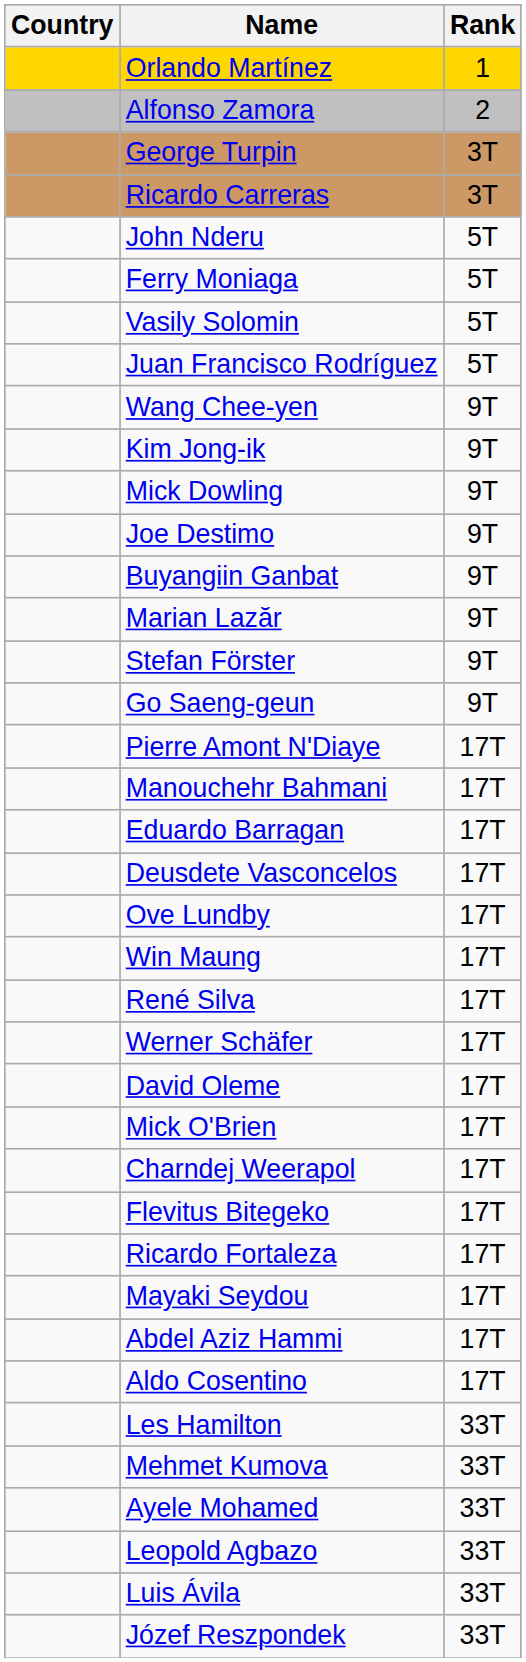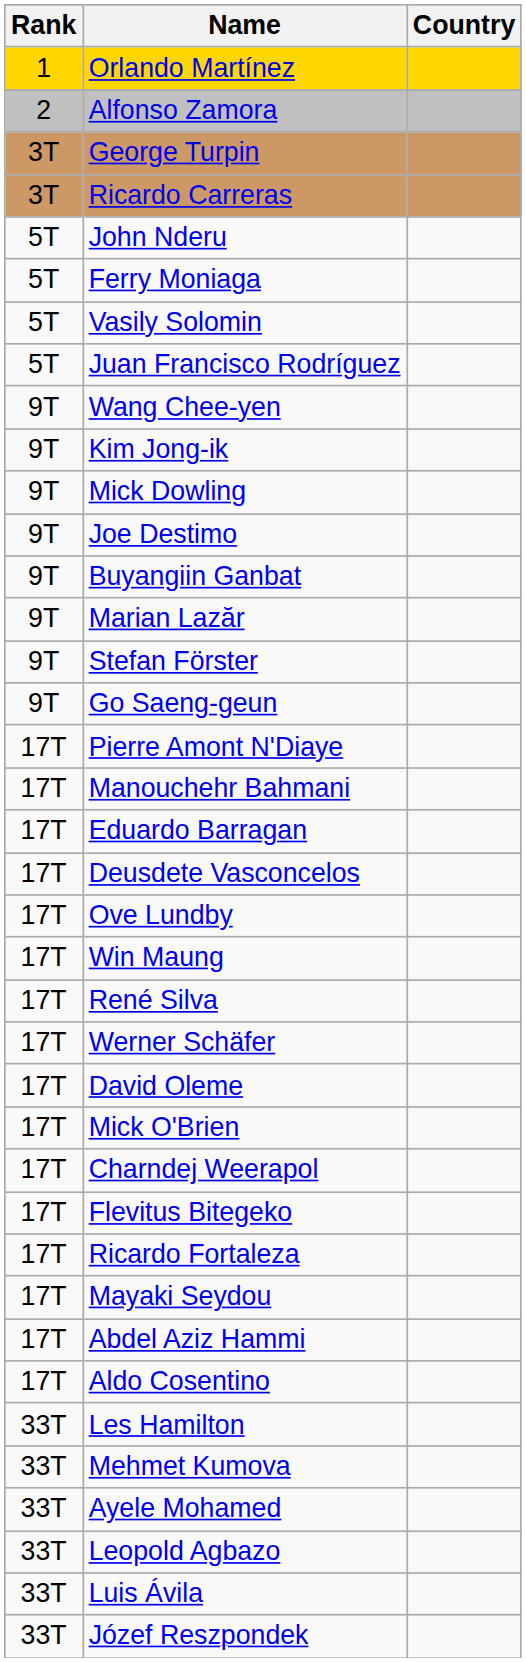columns swapped: (483, 25) <-> (62, 25)
